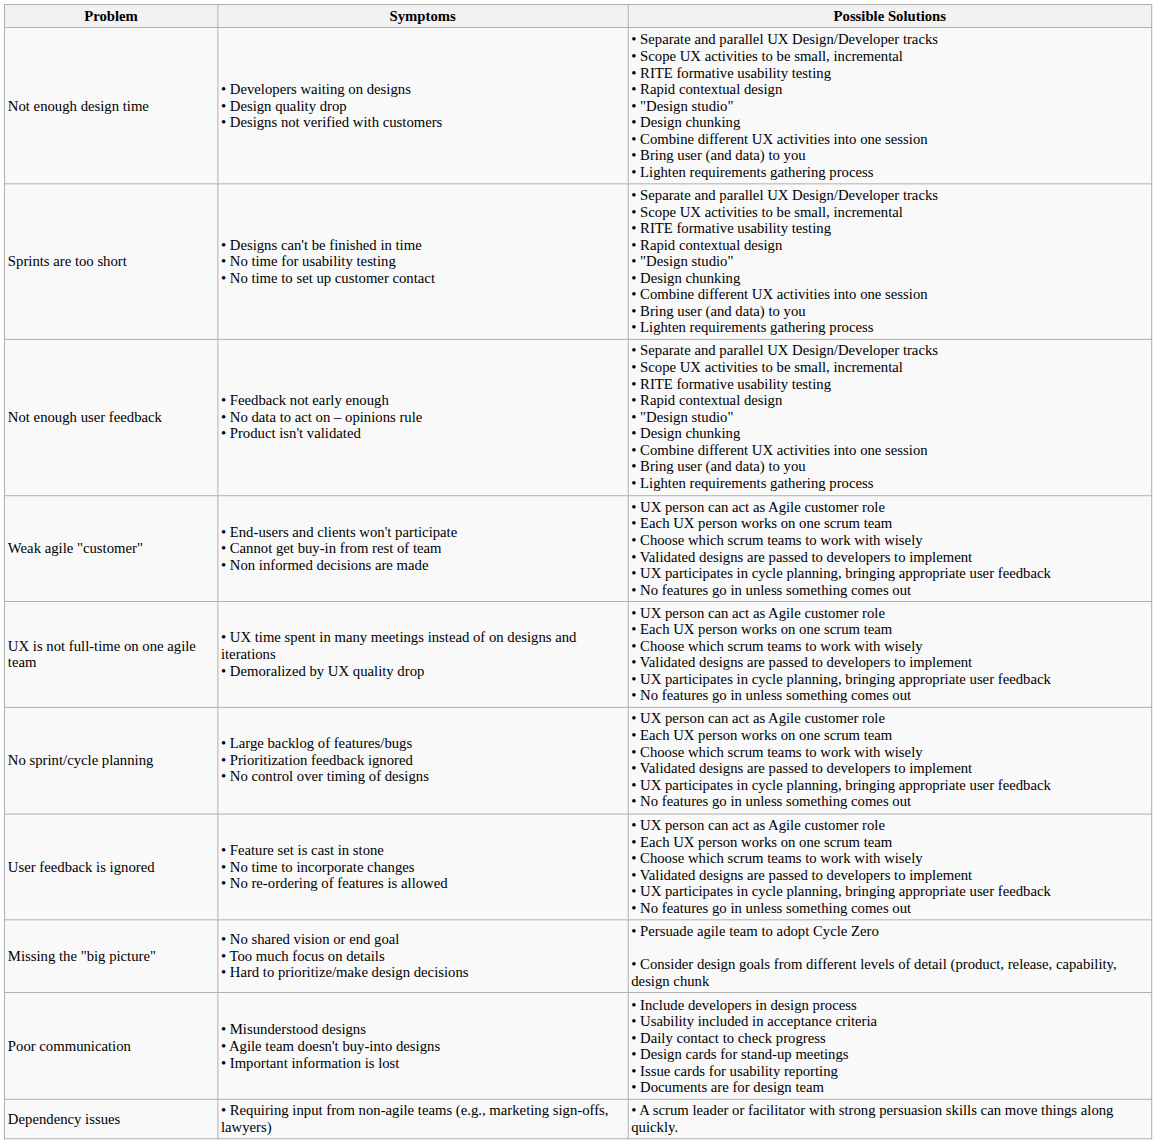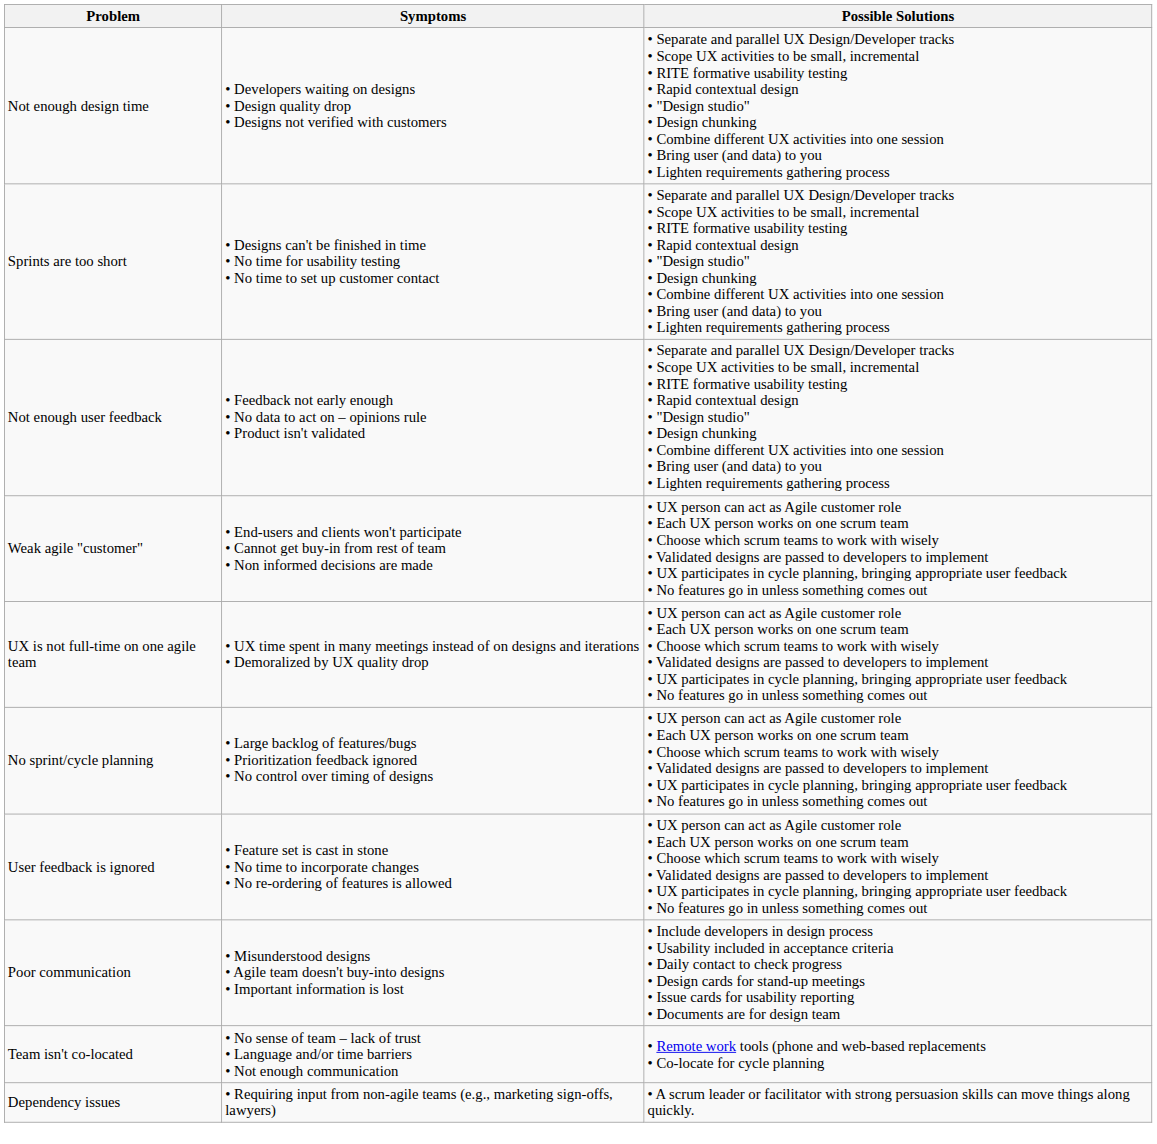- row: (82, 956)
+ row: (70, 1054)
